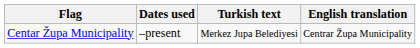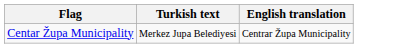- column: (167, 14)
